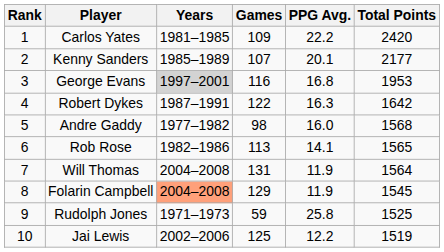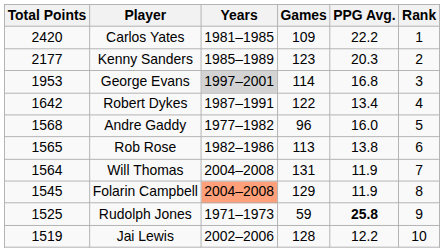columns swapped: (25, 15) <-> (397, 15)
(259, 59) 107 -> (304, 59) 123
(320, 59) 20.1 -> (364, 59) 20.3
(259, 81) 116 -> (304, 81) 114
(320, 103) 16.3 -> (364, 103) 13.4
(259, 125) 98 -> (304, 125) 96
(320, 147) 14.1 -> (364, 147) 13.8
(320, 214) normal -> (364, 214) bold
(259, 236) 125 -> (304, 236) 128
